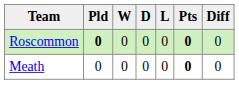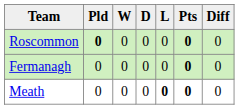+ row: (40, 66)
(165, 66) normal -> (165, 91) bold
